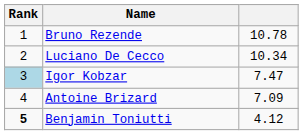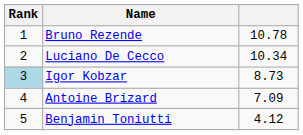(269, 77) 7.47 -> (269, 77) 8.73
(23, 119) bold -> (23, 119) normal
